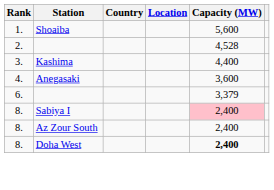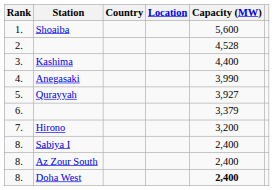(227, 78) 3,600 -> (227, 78) 3,990
+ row: (19, 95)
+ row: (19, 128)
(227, 111) pink background -> (227, 144) no background
